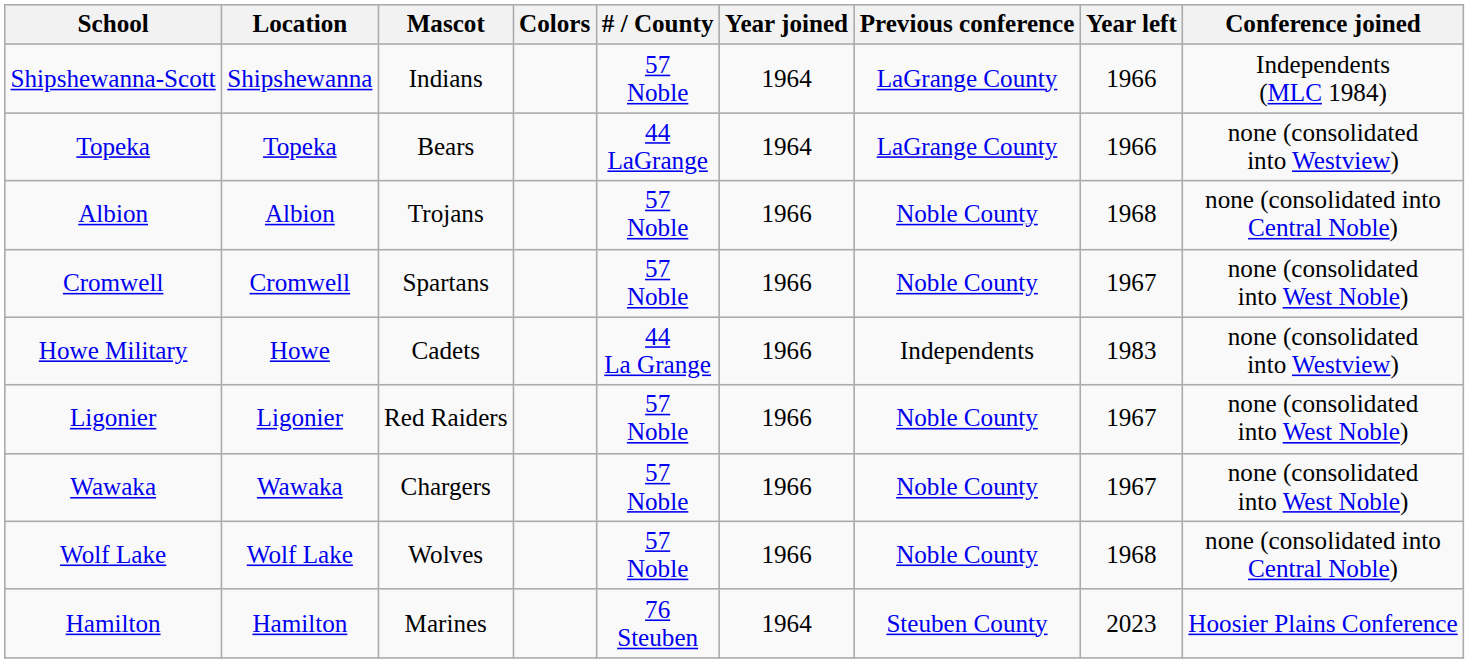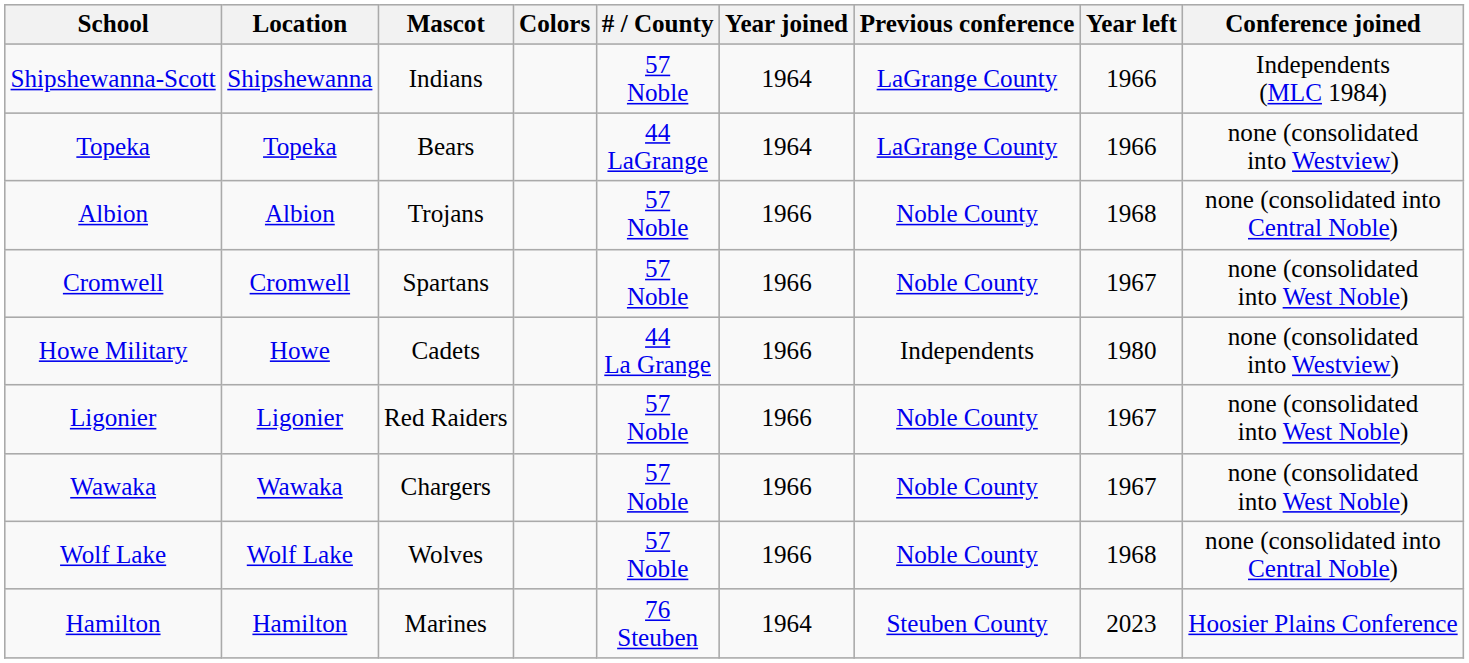(1131, 350) 1983 -> (1131, 350) 1980
